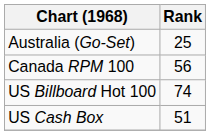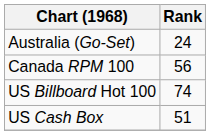(183, 42) 25 -> (183, 42) 24
